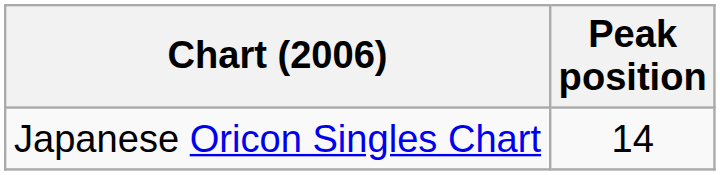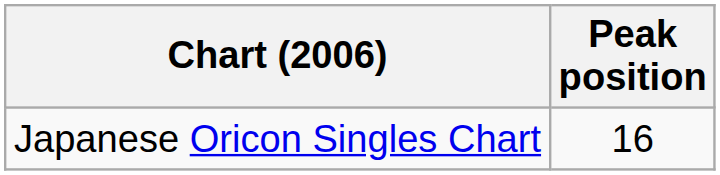(633, 137) 14 -> (633, 137) 16
